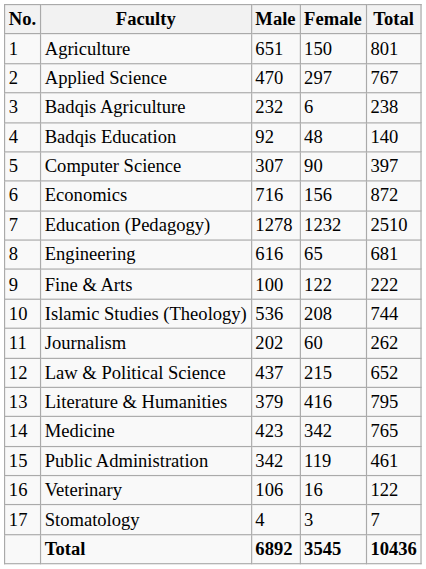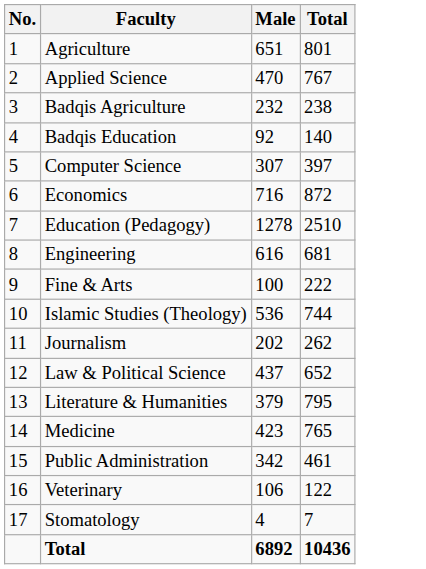- column: (333, 19)
